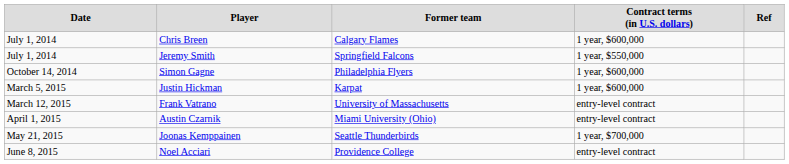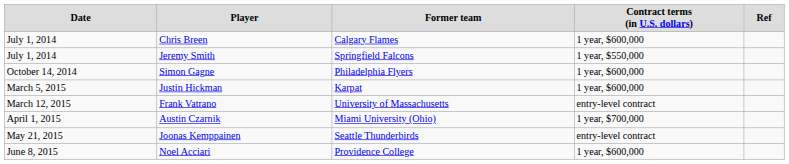(616, 119) entry-level contract -> (610, 119) 1 year, $700,000
(610, 135) 1 year, $700,000 -> (616, 135) entry-level contract
(616, 151) entry-level contract -> (610, 151) 1 year, $600,000
